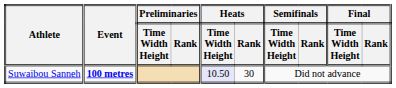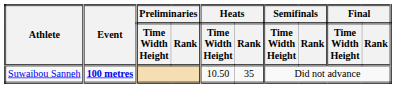(218, 74) lavender background -> (218, 74) no background
(249, 74) 30 -> (249, 74) 35
